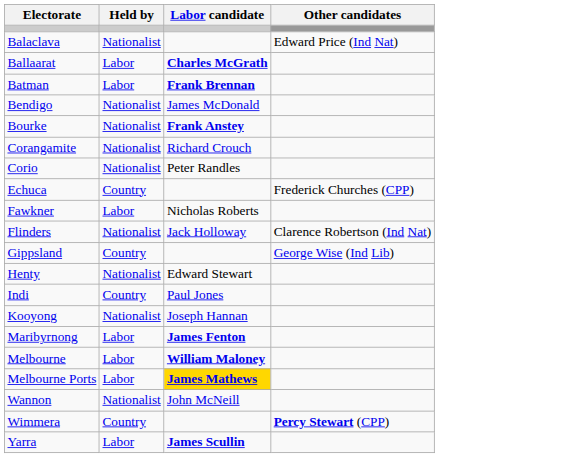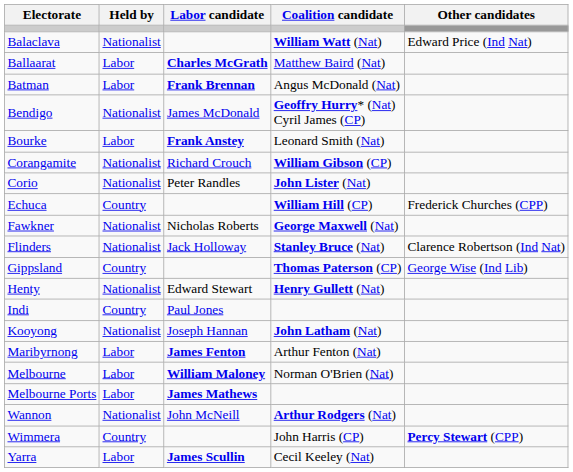+ column: (338, 15)
(132, 126) Nationalist -> (118, 141) Labor
(118, 210) Labor -> (132, 225) Nationalist
(212, 379) gold background -> (212, 394) no background
